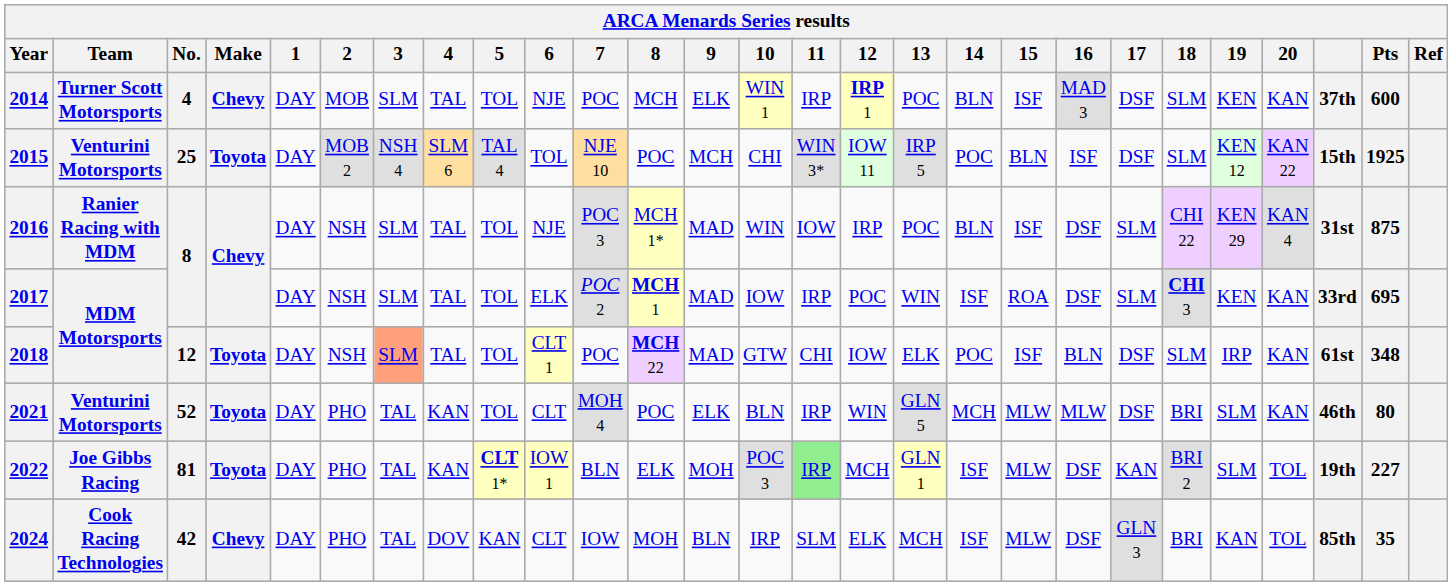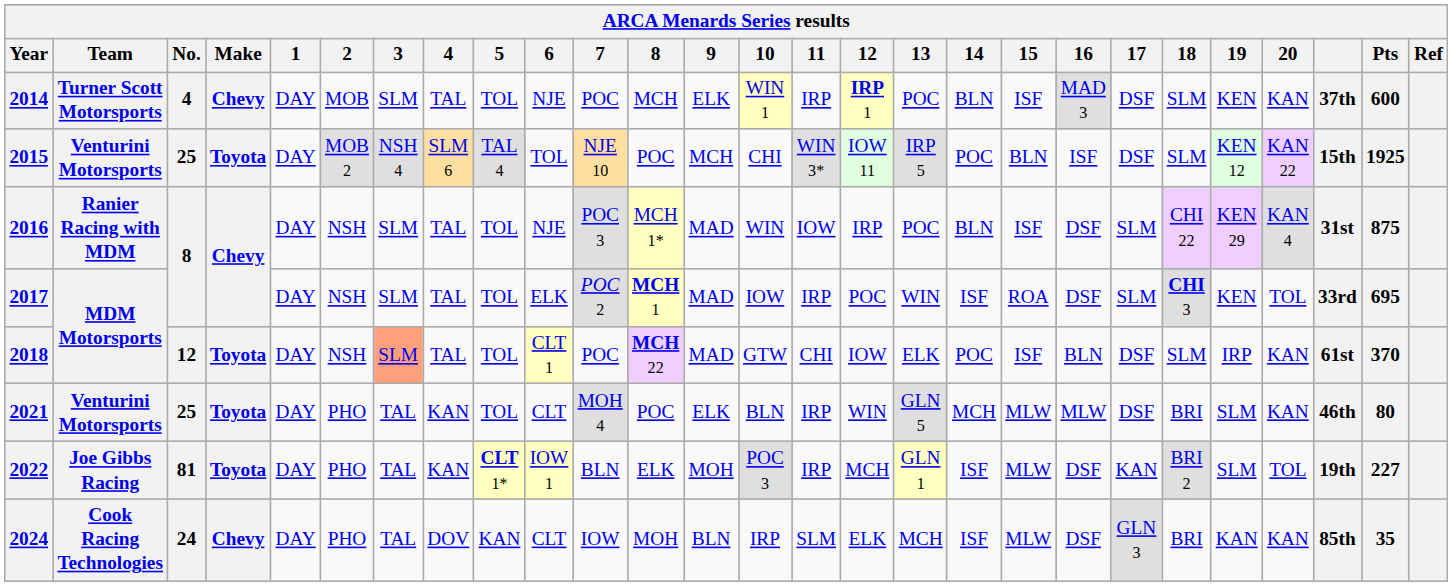(1288, 297) KAN -> (1288, 297) TOL
(1385, 354) 348 -> (1385, 354) 370
(187, 412) 52 -> (187, 412) 25
(816, 470) lightgreen background -> (816, 470) no background
(187, 539) 42 -> (187, 539) 24
(1288, 539) TOL -> (1288, 539) KAN
